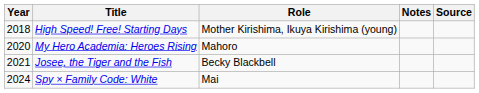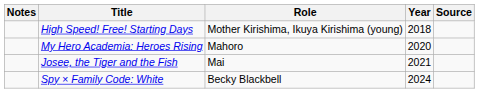columns swapped: (19, 12) <-> (417, 12)
(239, 63) Becky Blackbell -> (216, 63) Mai
(210, 79) Mai -> (244, 79) Becky Blackbell
